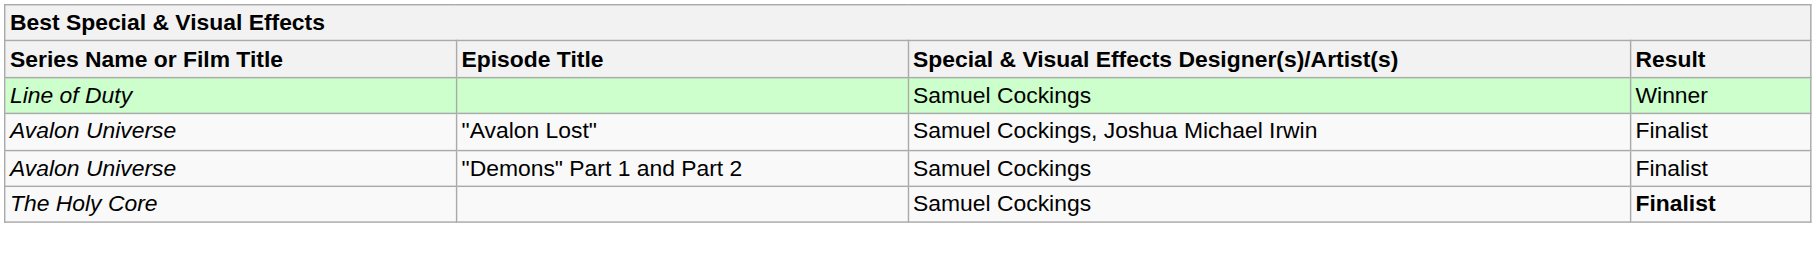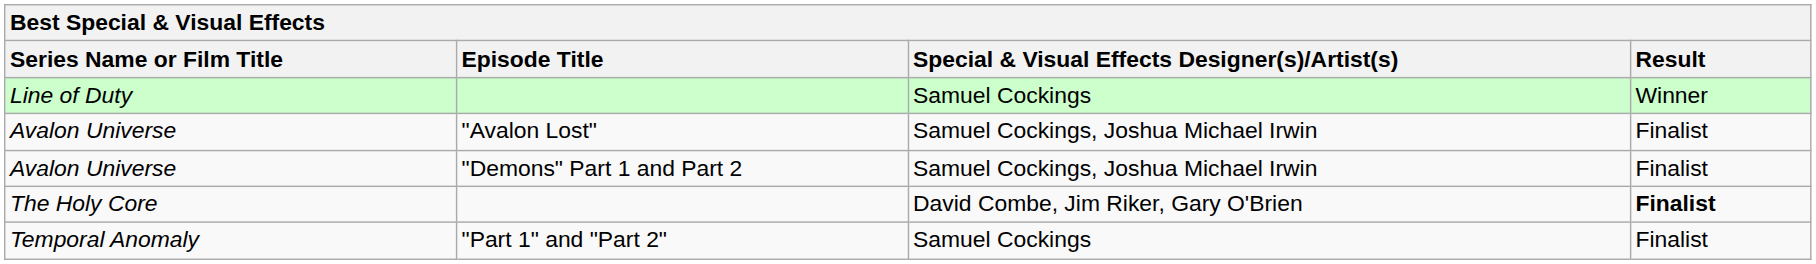(1002, 167) Samuel Cockings -> (1115, 167) Samuel Cockings, Joshua Michael Irwin
(1002, 204) Samuel Cockings -> (1108, 204) David Combe, Jim Riker, Gary O'Brien
+ row: (105, 240)
